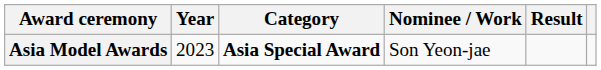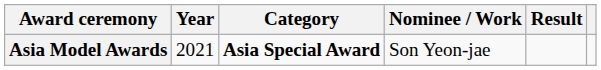(195, 49) 2023 -> (195, 49) 2021
